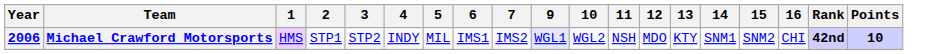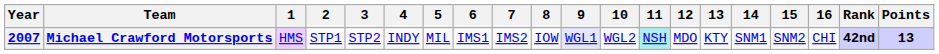+ column: (546, 16)
(24, 38) 2006 -> (24, 38) 2007
(624, 38) no background -> (655, 38) paleturquoise background
(875, 38) 10 -> (906, 38) 13
